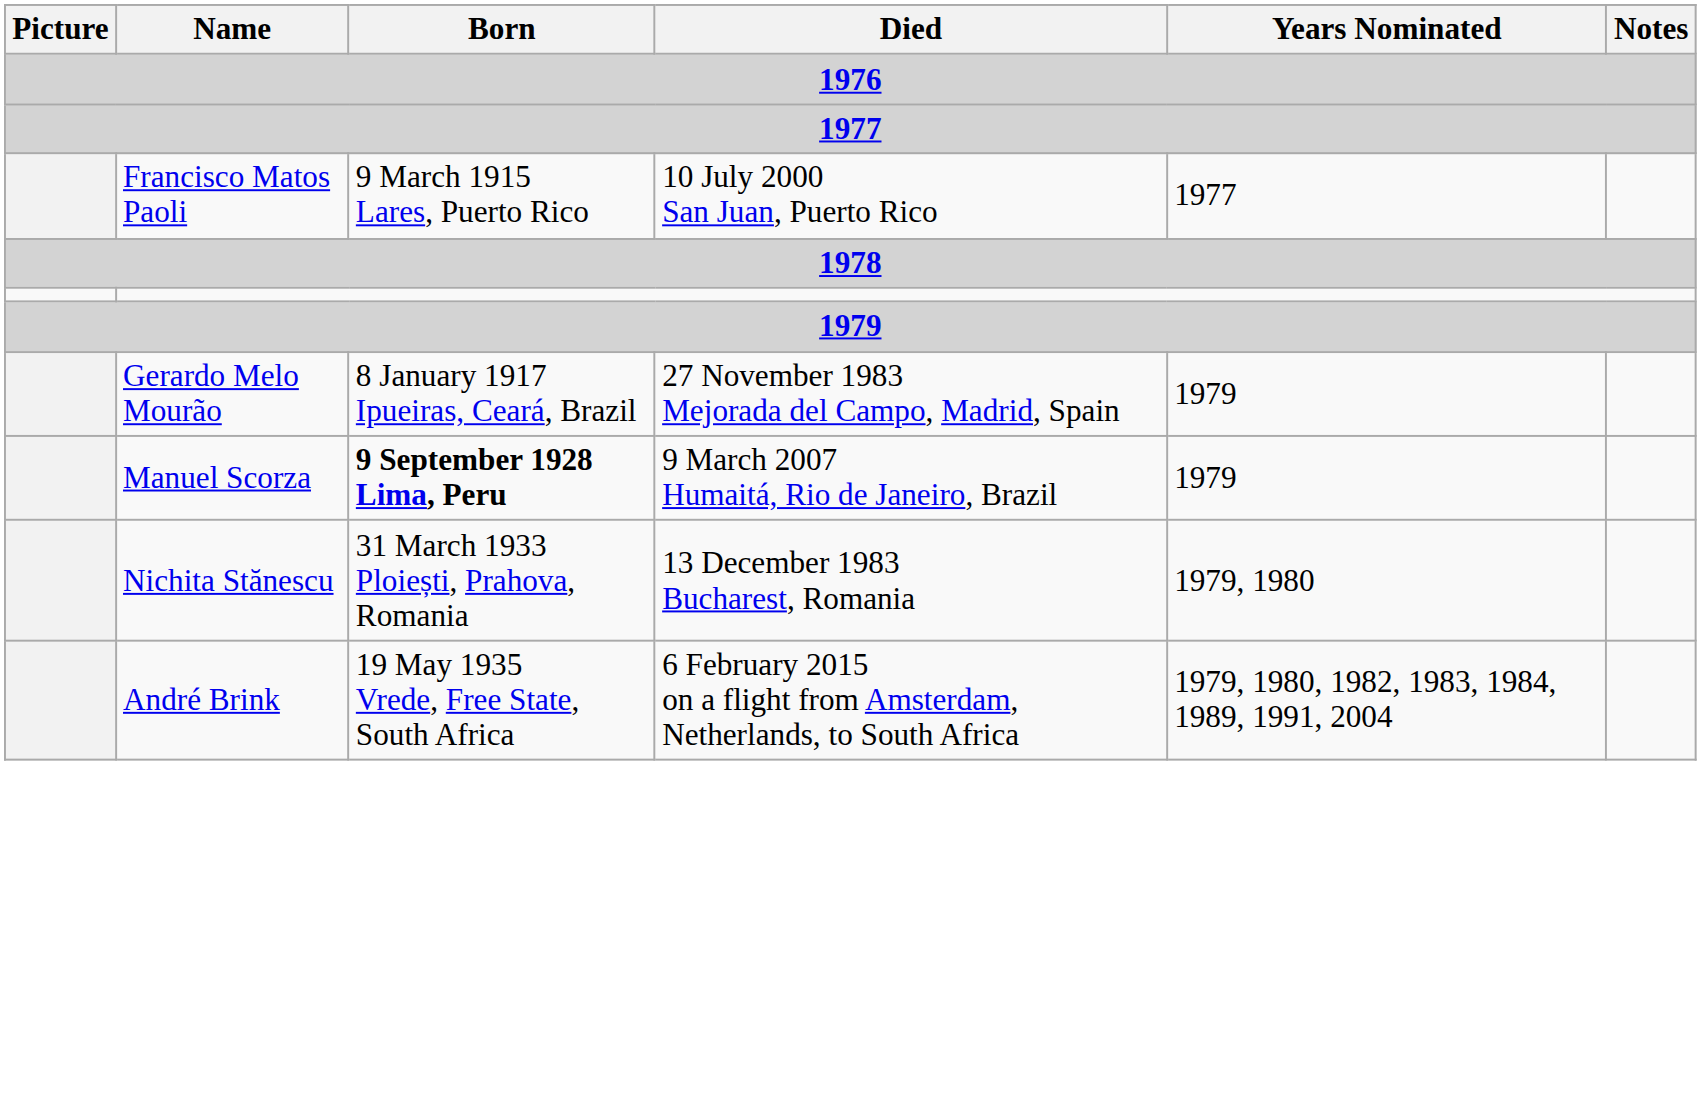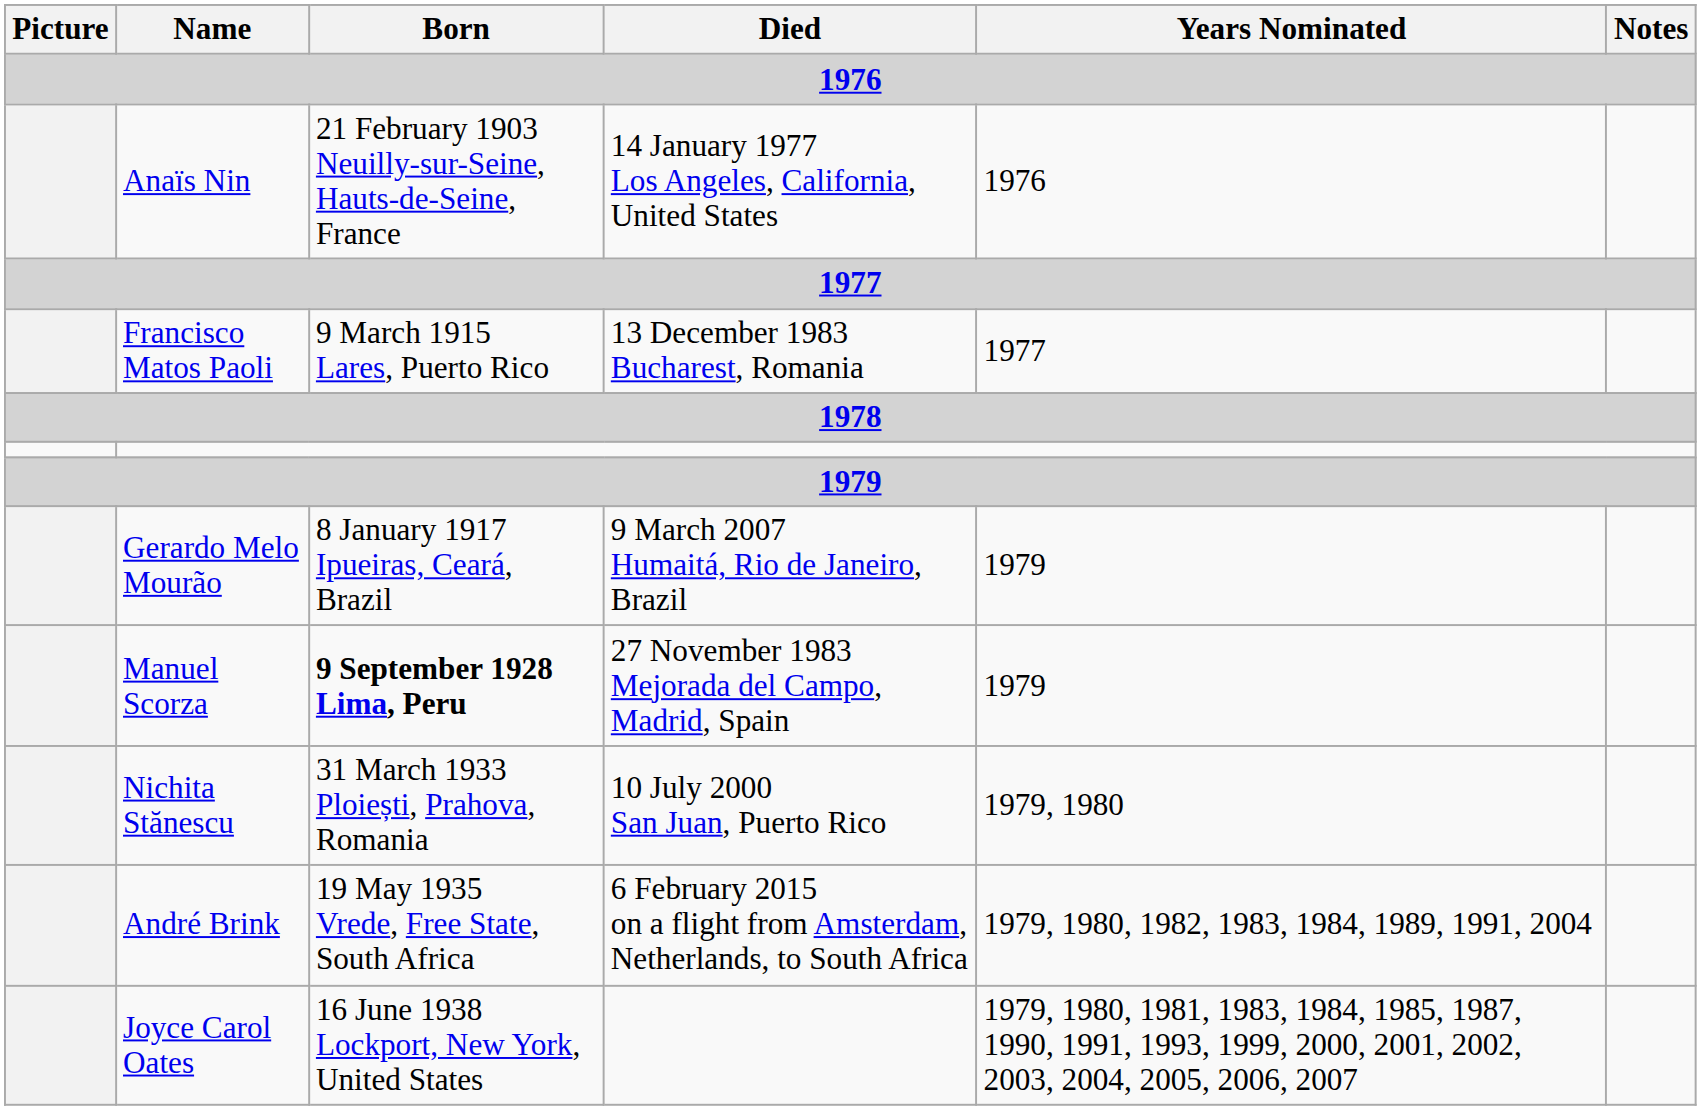+ row: (187, 180)
(800, 195) 10 July 2000 San Juan, Puerto Rico -> (737, 350) 13 December 1983 Bucharest, Romania
(891, 393) 27 November 1983 Mejorada del Campo, Madrid, Spain -> (766, 565) 9 March 2007 Humaitá, Rio de Janeiro, Brazil
(860, 477) 9 March 2007 Humaitá, Rio de Janeiro, Brazil -> (746, 685) 27 November 1983 Mejorada del Campo, Madrid, Spain
(789, 579) 13 December 1983 Bucharest, Romania -> (749, 804) 10 July 2000 San Juan, Puerto Rico
+ row: (197, 1044)
